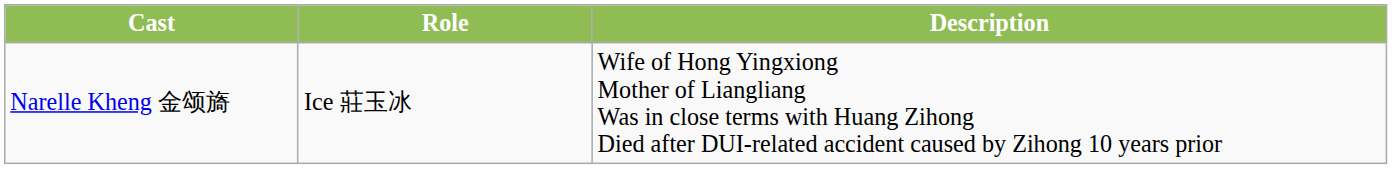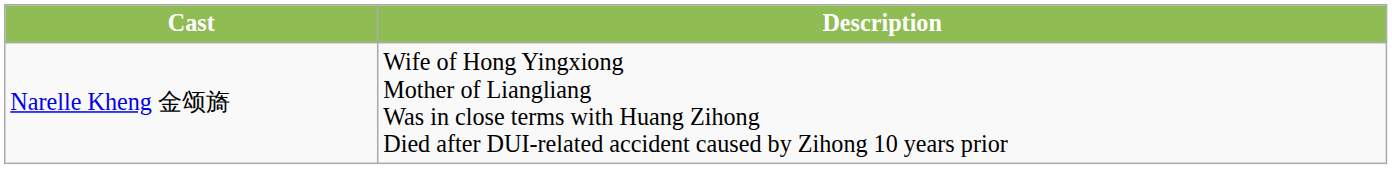- column: (445, 23)
